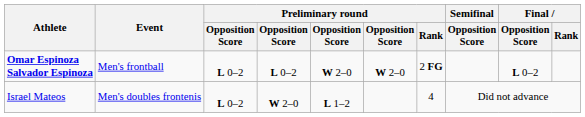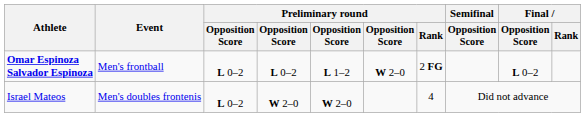(337, 73) W 2–0 -> (337, 73) L 1–2
(337, 103) L 1–2 -> (337, 103) W 2–0
